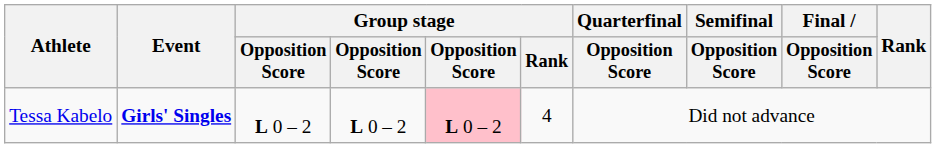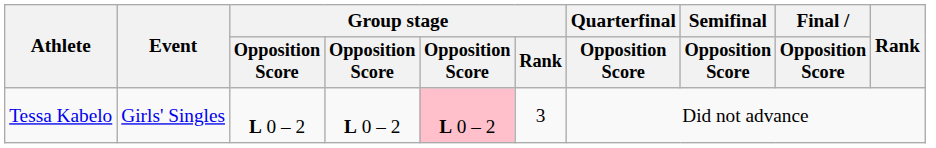(176, 115) bold -> (173, 115) normal
(547, 115) 4 -> (541, 115) 3
